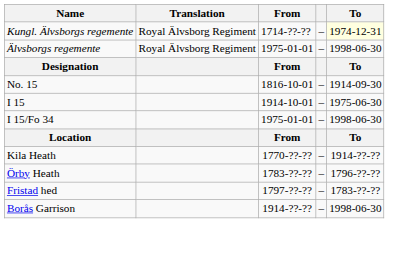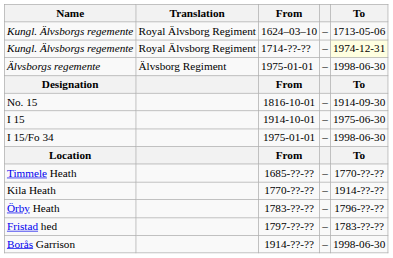+ row: (70, 31)
(197, 48) Royal Älvsborg Regiment -> (182, 66) Älvsborg Regiment
+ row: (42, 173)
